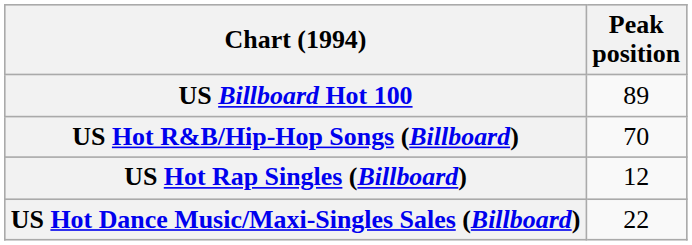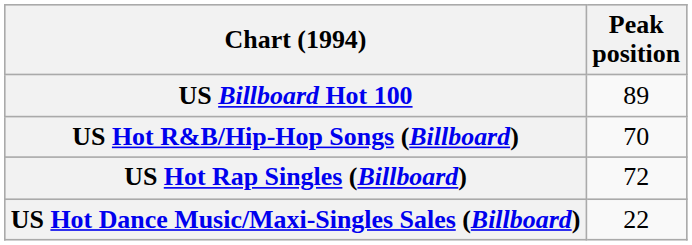(636, 177) 12 -> (636, 177) 72
